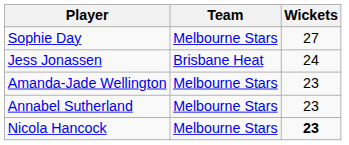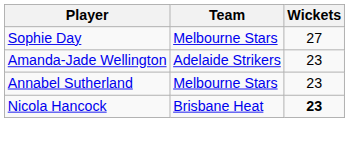- row: (55, 60)
(225, 83) Melbourne Stars -> (227, 60) Adelaide Strikers
(225, 128) Melbourne Stars -> (218, 106) Brisbane Heat
